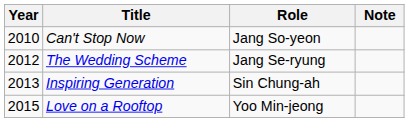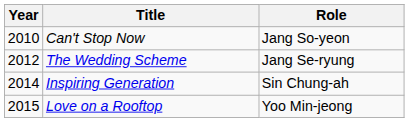- column: (380, 15)
(24, 83) 2013 -> (24, 83) 2014
